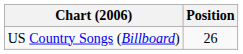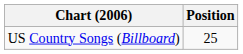(210, 37) 26 -> (210, 37) 25
